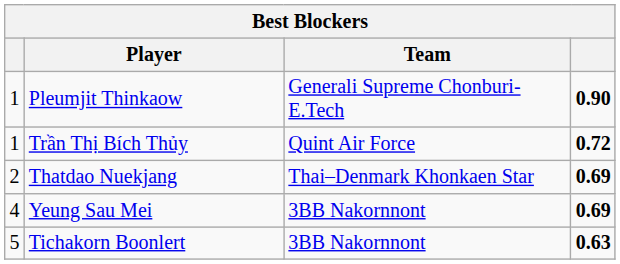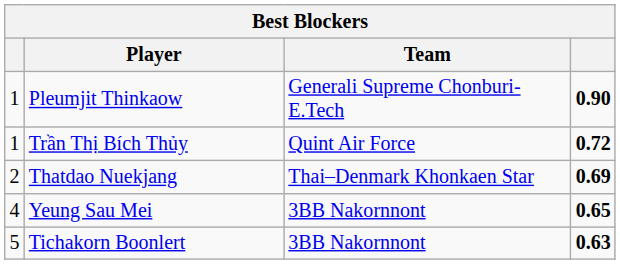(593, 210) 0.69 -> (593, 210) 0.65
